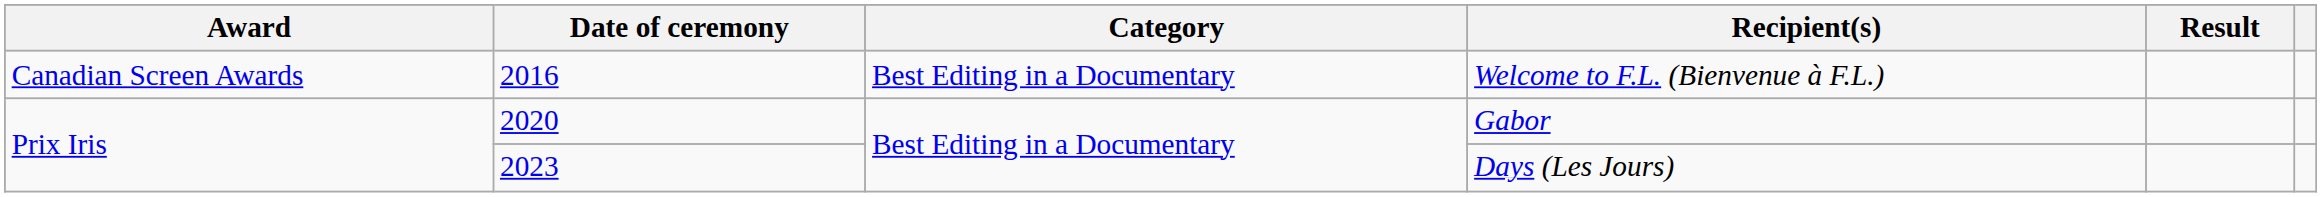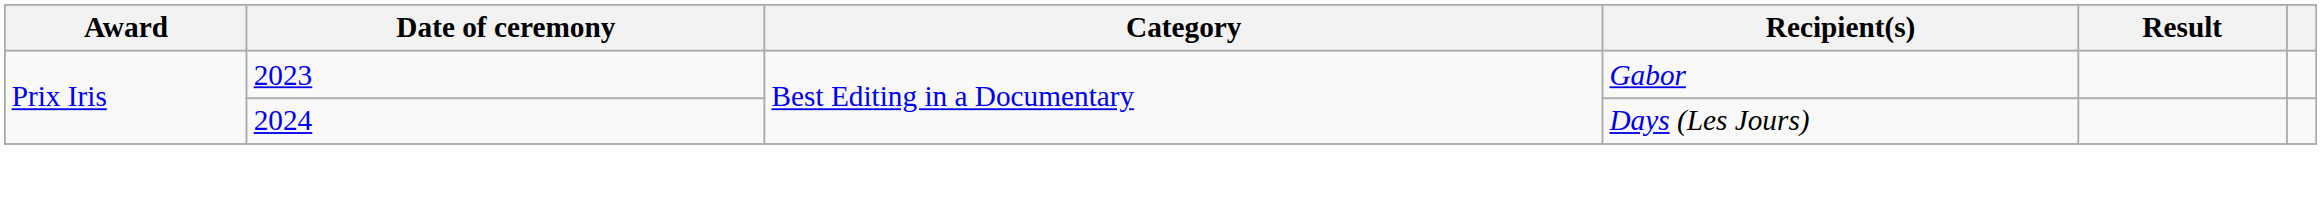- row: (1679, 74)
(529, 120) 2020 -> (283, 74) 2023
(529, 167) 2023 -> (283, 120) 2024
